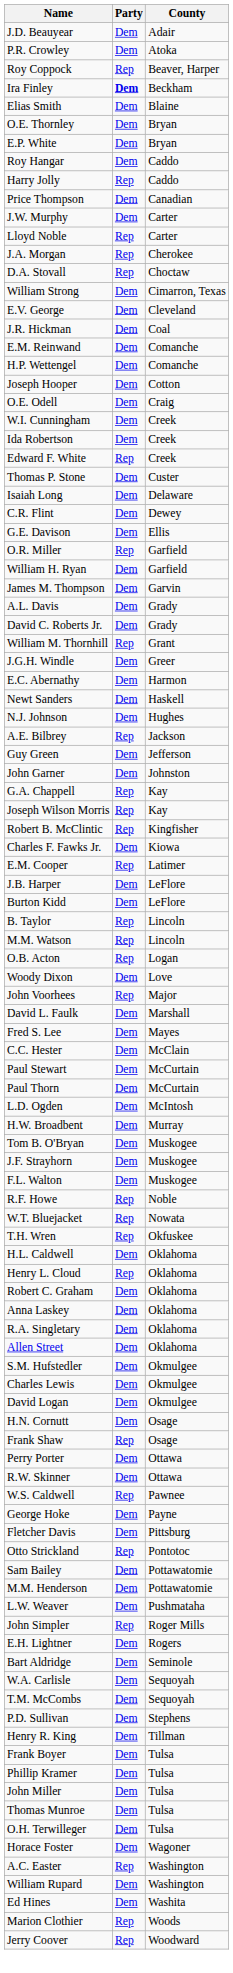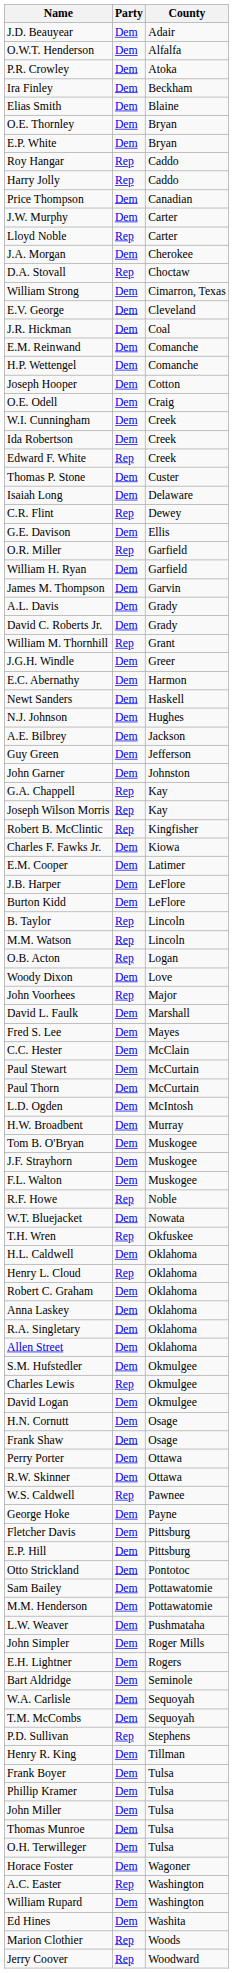+ row: (51, 50)
- row: (39, 69)
(127, 87) bold -> (126, 87) normal
(126, 161) Dem -> (124, 161) Rep
(124, 254) Rep -> (126, 254) Dem
(126, 513) Dem -> (124, 513) Rep
(124, 736) Rep -> (126, 736) Dem
(124, 865) Rep -> (126, 865) Dem
(124, 1217) Rep -> (126, 1217) Dem
(126, 1384) Dem -> (124, 1384) Rep
(124, 1440) Rep -> (126, 1440) Dem
+ row: (27, 1551)
(124, 1551) Rep -> (126, 1569) Dem
(124, 1625) Rep -> (126, 1643) Dem
(126, 1717) Dem -> (124, 1736) Rep
